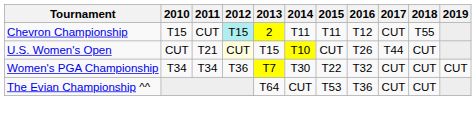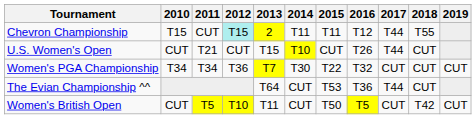(393, 32) CUT -> (393, 32) T44
(238, 50) lightyellow background -> (238, 50) no background
(393, 87) CUT -> (393, 87) T44
+ row: (64, 105)
